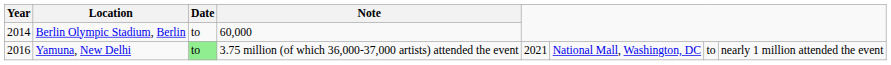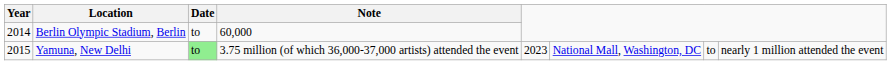(19, 50) 2016 -> (19, 50) 2015
(536, 50) 2021 -> (536, 50) 2023
